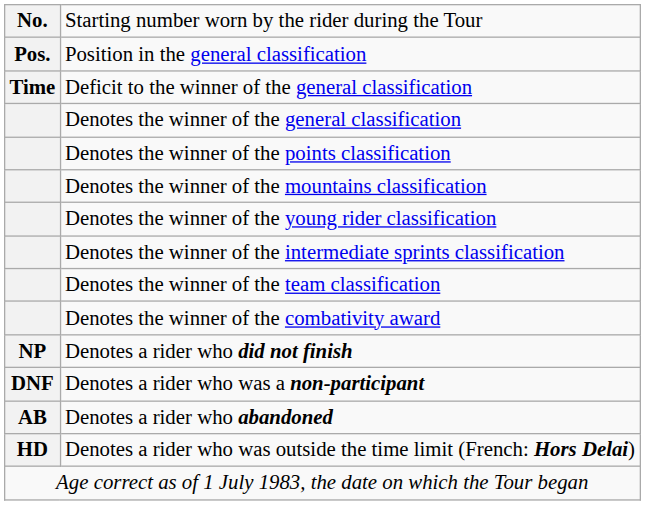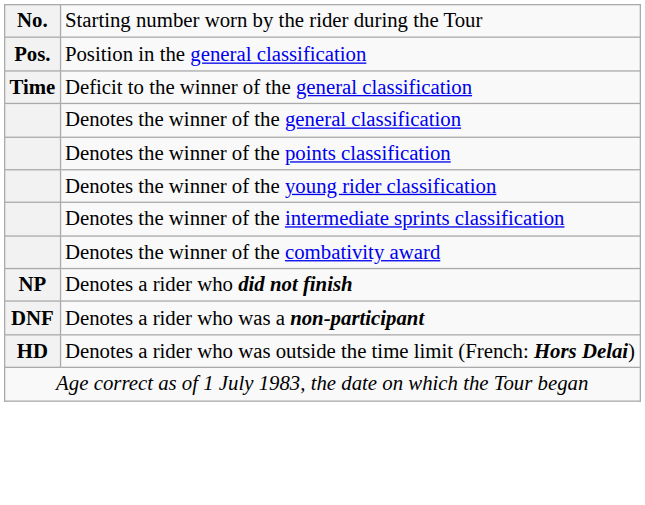- row: (276, 185)
- row: (253, 284)
- row: (199, 416)
